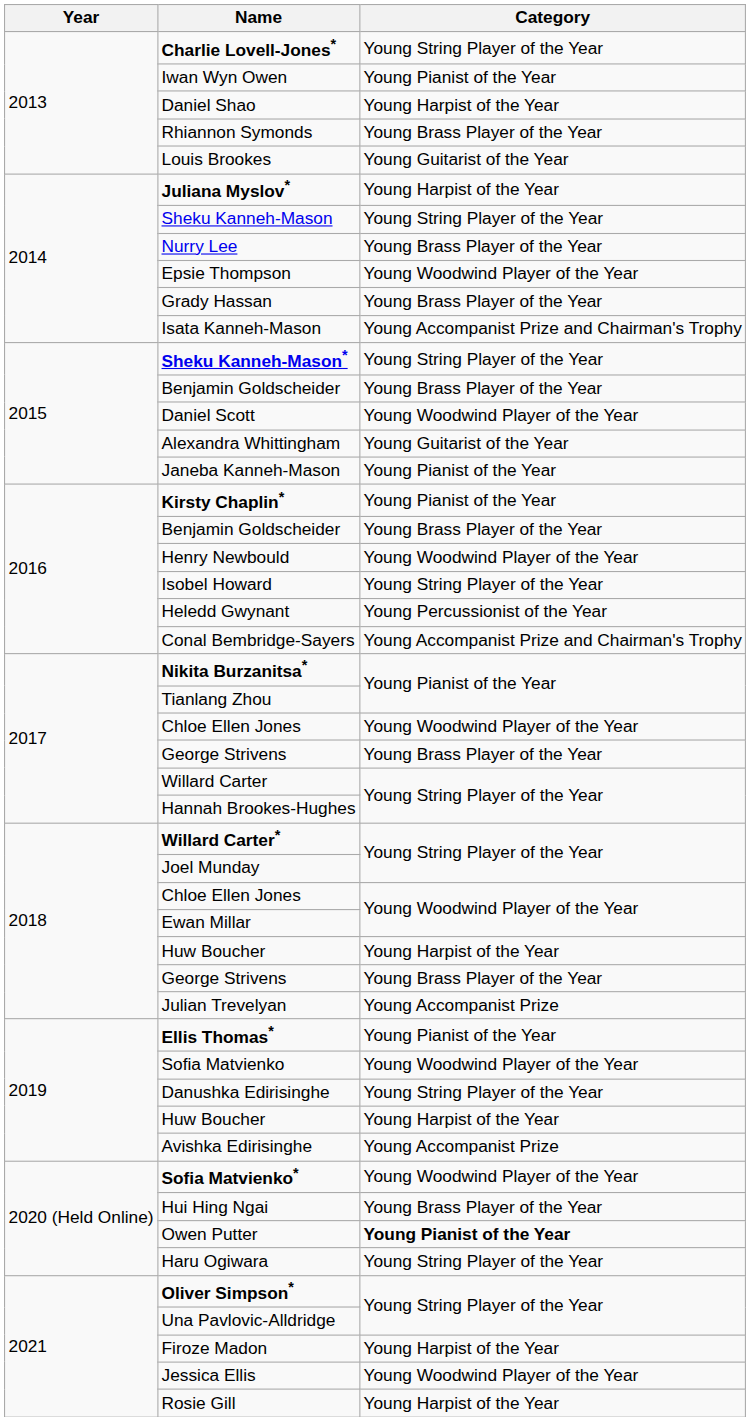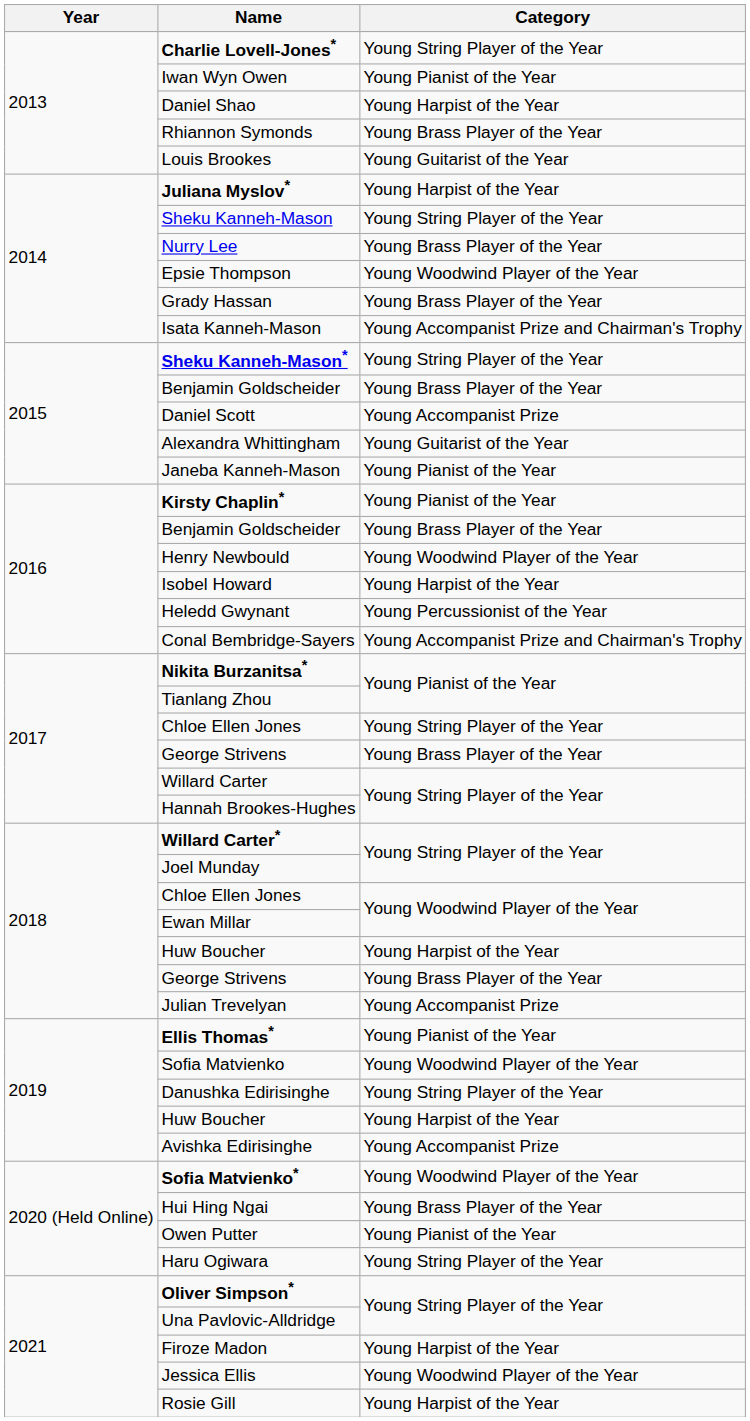(501, 415) Young Woodwind Player of the Year -> (461, 415) Young Accompanist Prize
(483, 585) Young String Player of the Year -> (461, 585) Young Harpist of the Year
(501, 726) Young Woodwind Player of the Year -> (483, 726) Young String Player of the Year
(467, 1234) bold -> (460, 1234) normal
